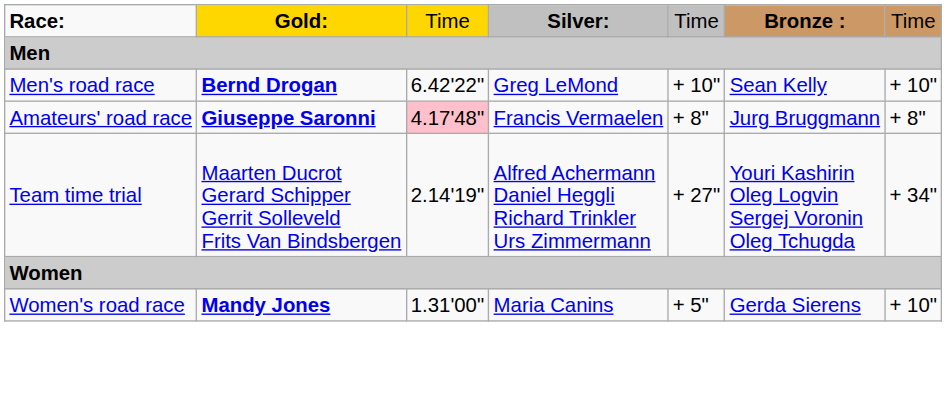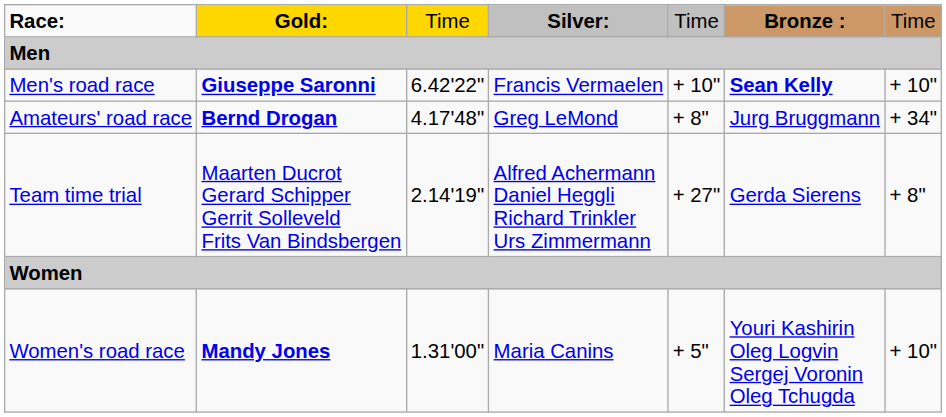(269, 85) Bernd Drogan -> (289, 85) Giuseppe Saronni
(556, 85) Greg LeMond -> (578, 85) Francis Vermaelen
(778, 85) normal -> (781, 85) bold
(289, 118) Giuseppe Saronni -> (269, 118) Bernd Drogan
(447, 118) pink background -> (447, 118) no background
(578, 118) Francis Vermaelen -> (556, 118) Greg LeMond
(908, 118) + 8" -> (913, 118) + 34"
(796, 207) Youri Kashirin Oleg Logvin Sergej Voronin Oleg Tchugda -> (795, 196) Gerda Sierens
(913, 196) + 34" -> (908, 196) + 8"
(795, 306) Gerda Sierens -> (796, 363) Youri Kashirin Oleg Logvin Sergej Voronin Oleg Tchugda
